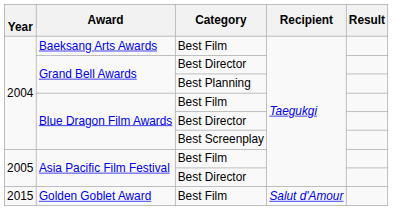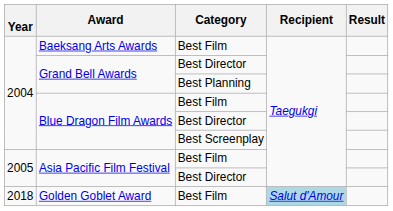(20, 196) 2015 -> (20, 196) 2018
(306, 196) no background -> (306, 196) lightblue background
